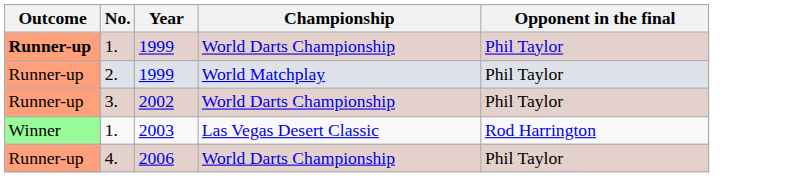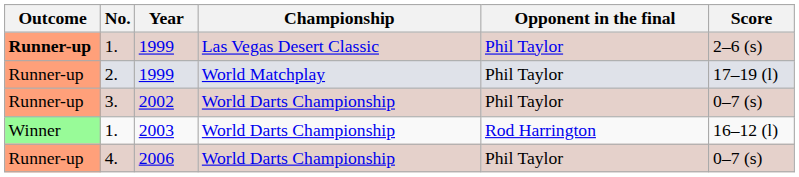+ column: (752, 18)
(298, 46) World Darts Championship -> (290, 46) Las Vegas Desert Classic
(290, 130) Las Vegas Desert Classic -> (298, 130) World Darts Championship
